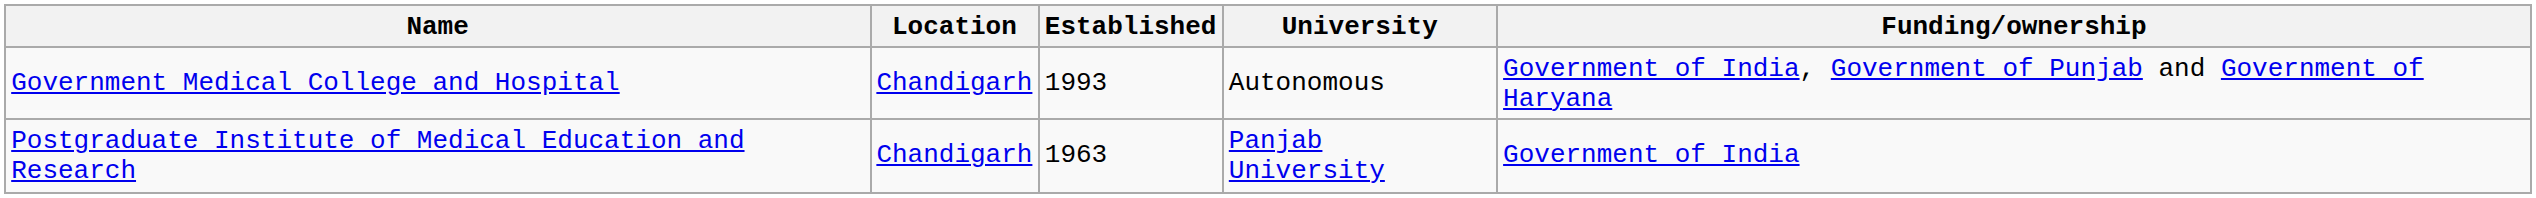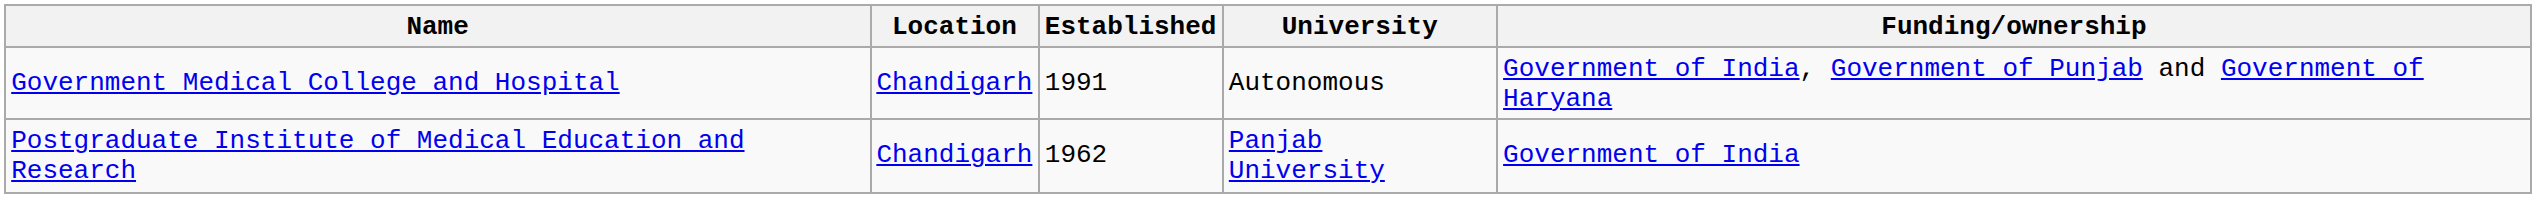(1076, 84) 1993 -> (1076, 84) 1991
(1076, 156) 1963 -> (1076, 156) 1962
